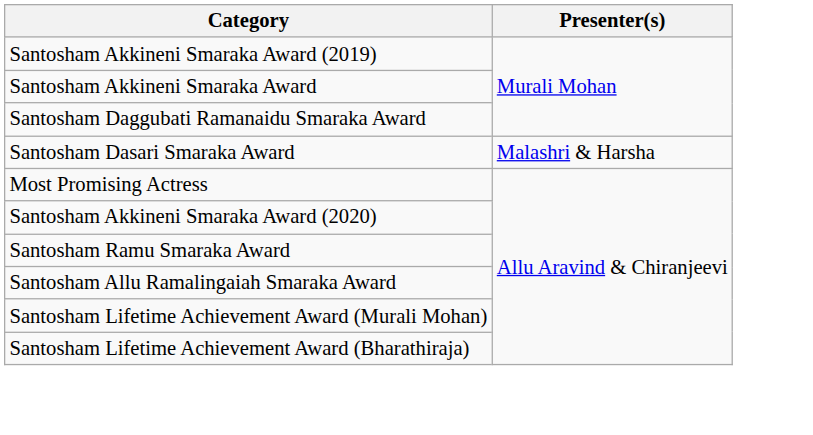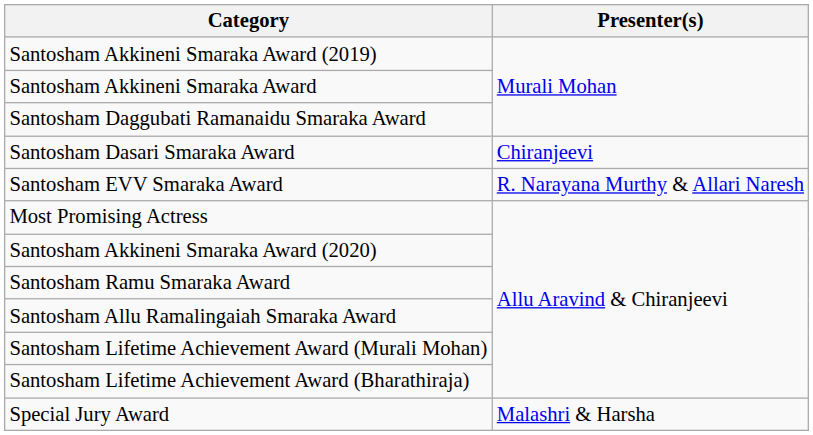(576, 151) Malashri & Harsha -> (545, 151) Chiranjeevi
+ row: (146, 184)
+ row: (89, 413)
